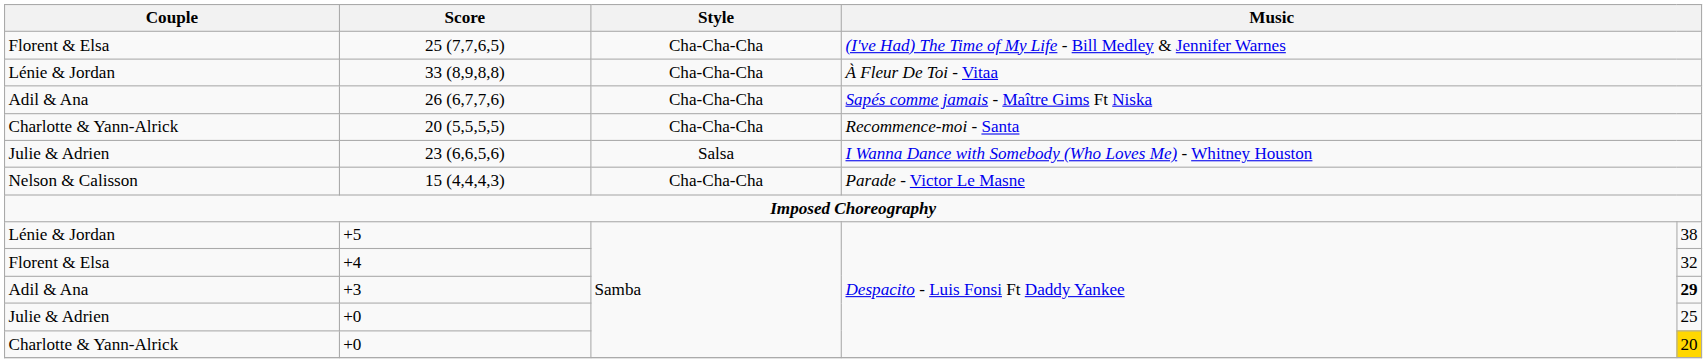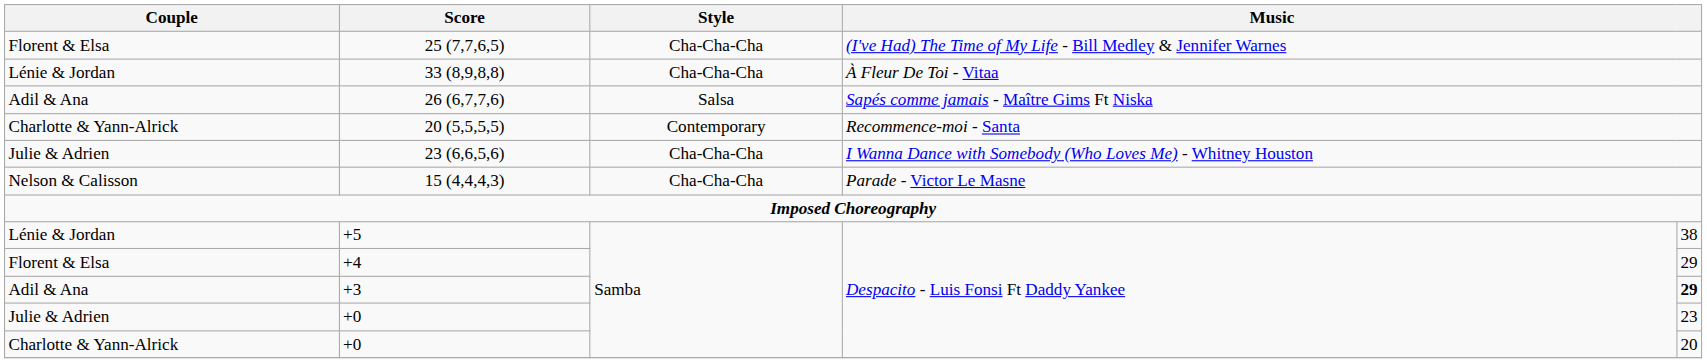(716, 99) Cha-Cha-Cha -> (716, 99) Salsa
(716, 126) Cha-Cha-Cha -> (716, 126) Contemporary
(716, 153) Salsa -> (716, 153) Cha-Cha-Cha
(1689, 262) 32 -> (1689, 262) 29
(1689, 316) 25 -> (1689, 316) 23
(1689, 343) gold background -> (1689, 343) no background
